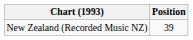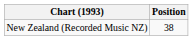(169, 27) 39 -> (169, 27) 38
